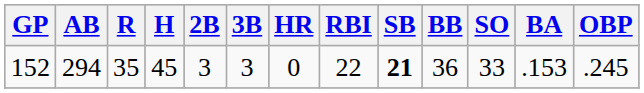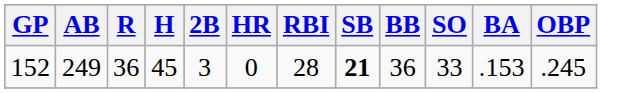- column: (247, 25)
(82, 66) 294 -> (82, 66) 249
(126, 66) 35 -> (126, 66) 36
(349, 66) 22 -> (306, 66) 28
